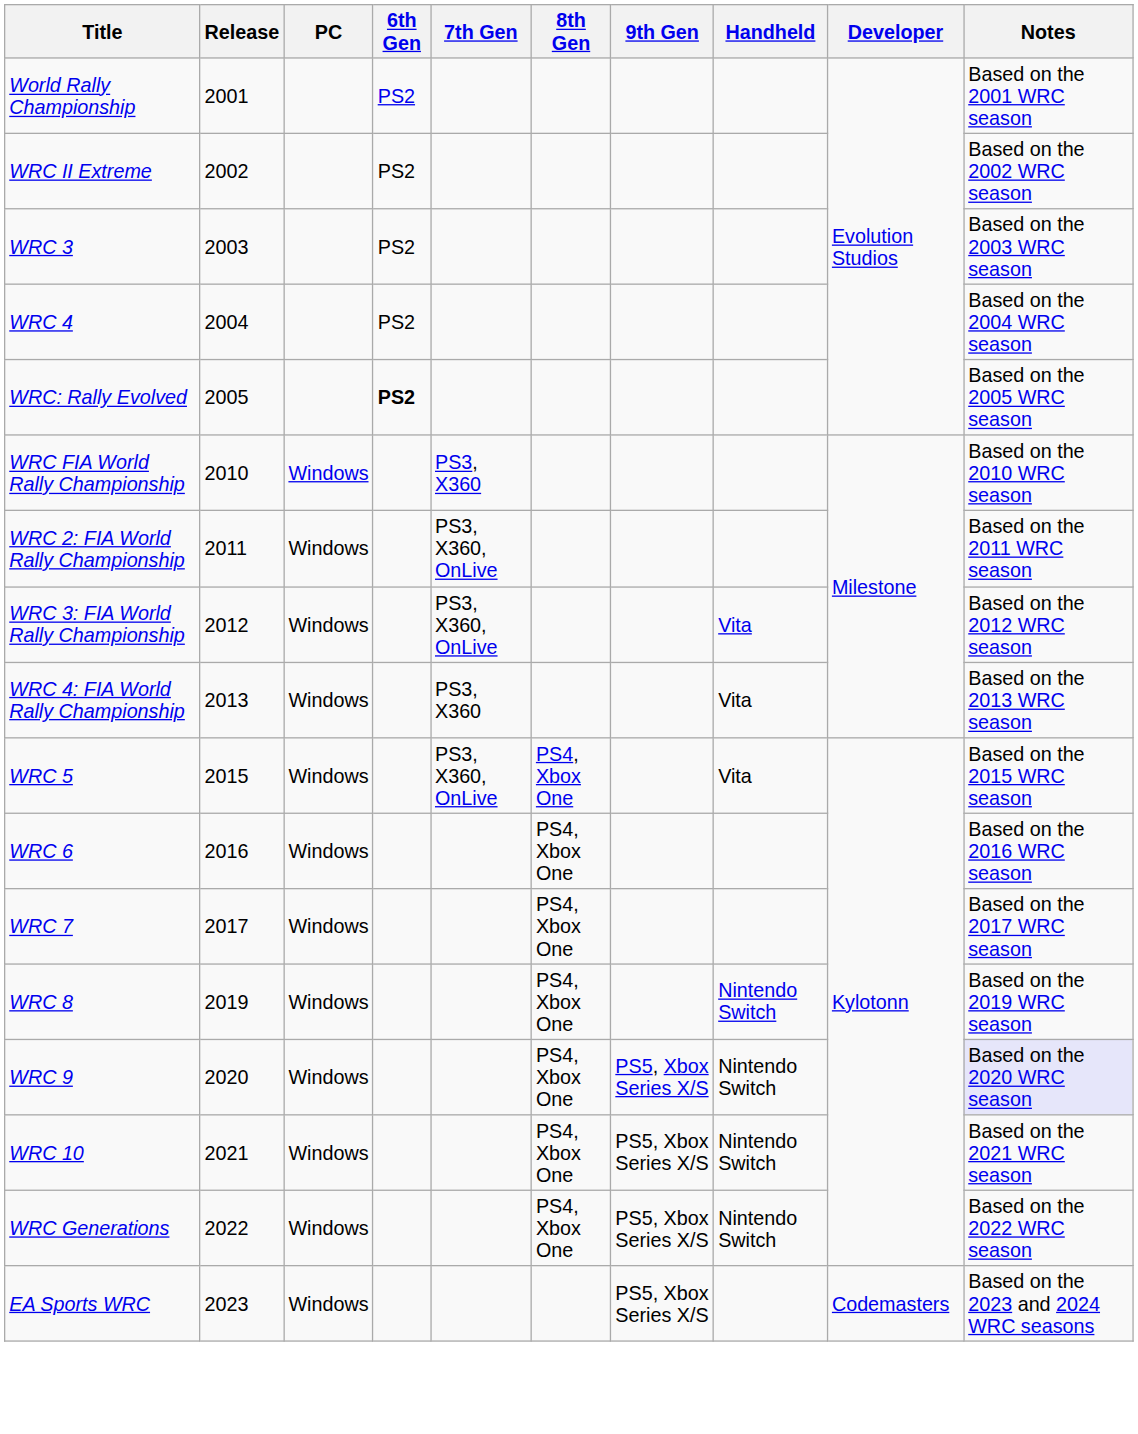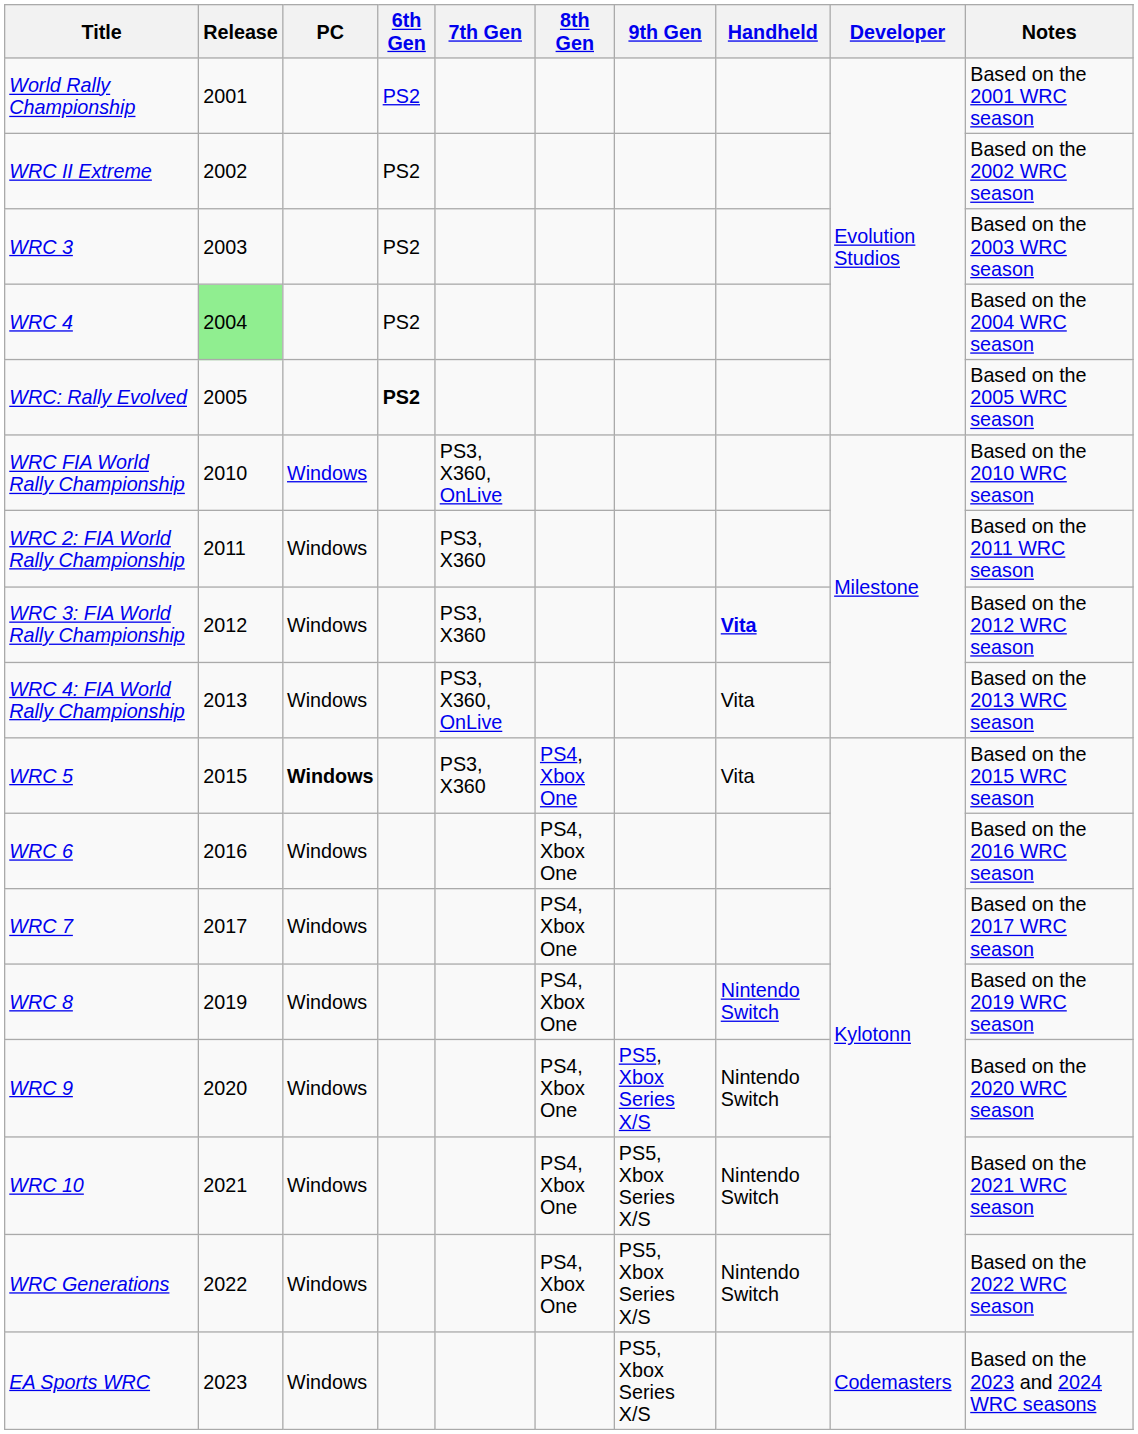(227, 322) no background -> (225, 322) lightgreen background
(458, 473) PS3, X360 -> (471, 473) PS3, X360, OnLive
(466, 549) PS3, X360, OnLive -> (463, 549) PS3, X360
(466, 624) PS3, X360, OnLive -> (463, 624) PS3, X360
(735, 624) normal -> (739, 624) bold
(458, 700) PS3, X360 -> (471, 700) PS3, X360, OnLive
(328, 775) normal -> (330, 775) bold
(466, 775) PS3, X360, OnLive -> (463, 775) PS3, X360
(1026, 1077) lavender background -> (1028, 1088) no background
